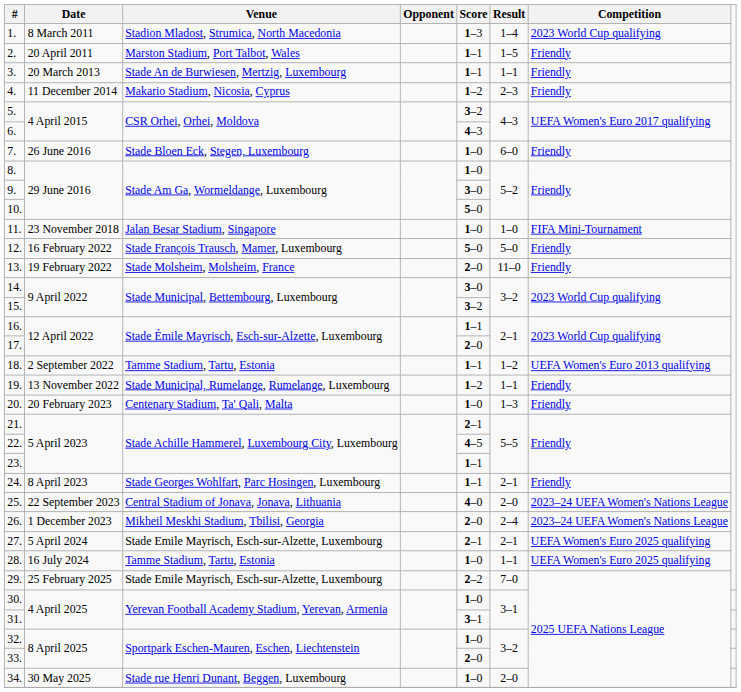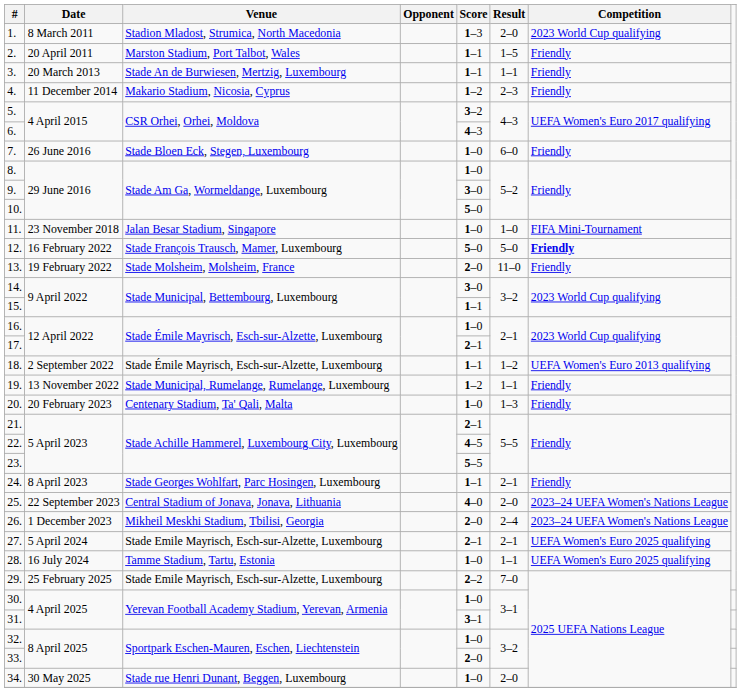(509, 33) 1–4 -> (509, 33) 2–0
(551, 248) normal -> (553, 248) bold
(473, 306) 3–2 -> (473, 306) 1–1
(473, 326) 1–1 -> (473, 326) 1–0
(473, 345) 2–0 -> (473, 345) 2–1
(200, 365) Tamme Stadium, Tartu, Estonia -> (254, 365) Stade Émile Mayrisch, Esch-sur-Alzette, Luxembourg
(473, 462) 1–1 -> (473, 462) 5–5
